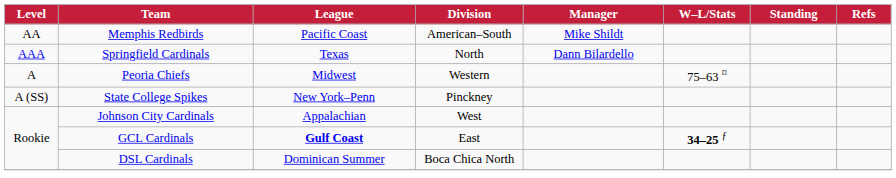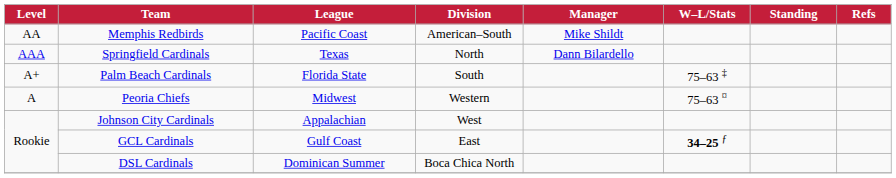+ row: (156, 75)
- row: (156, 96)
(334, 138) bold -> (334, 141) normal
